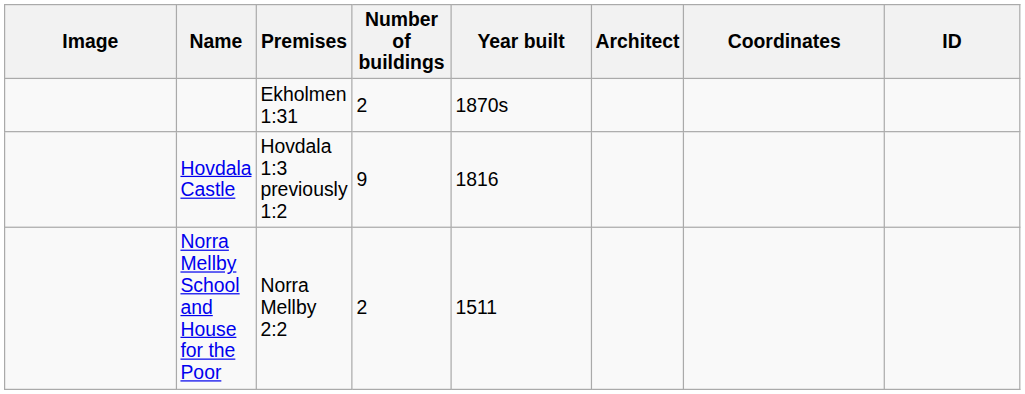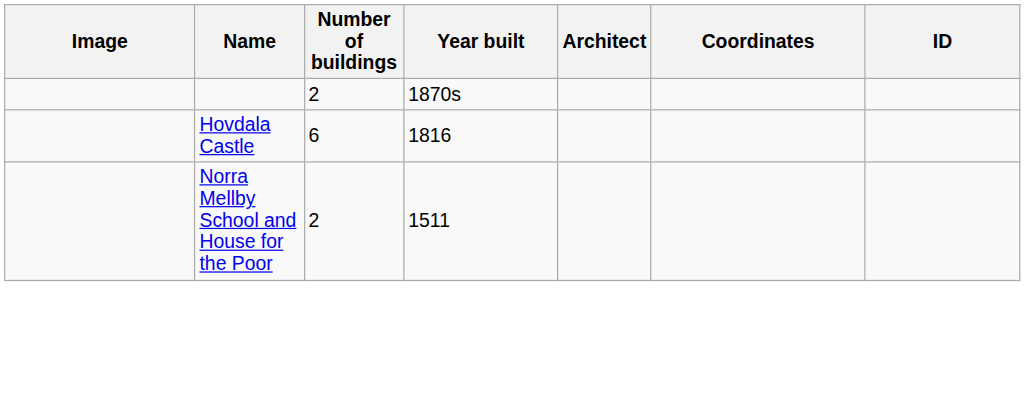- column: (304, 41)
(362, 179) 9 -> (314, 135) 6
